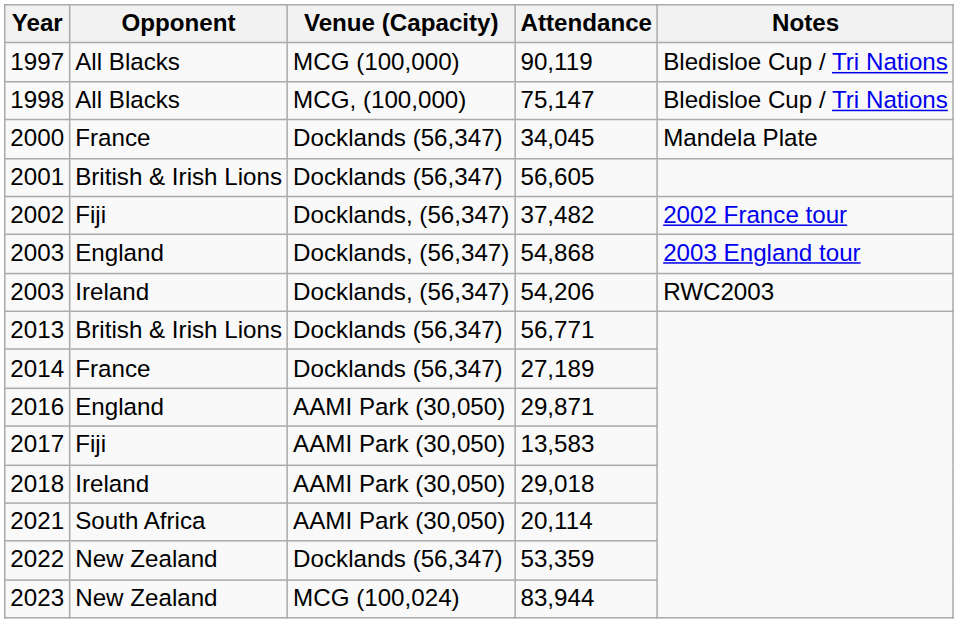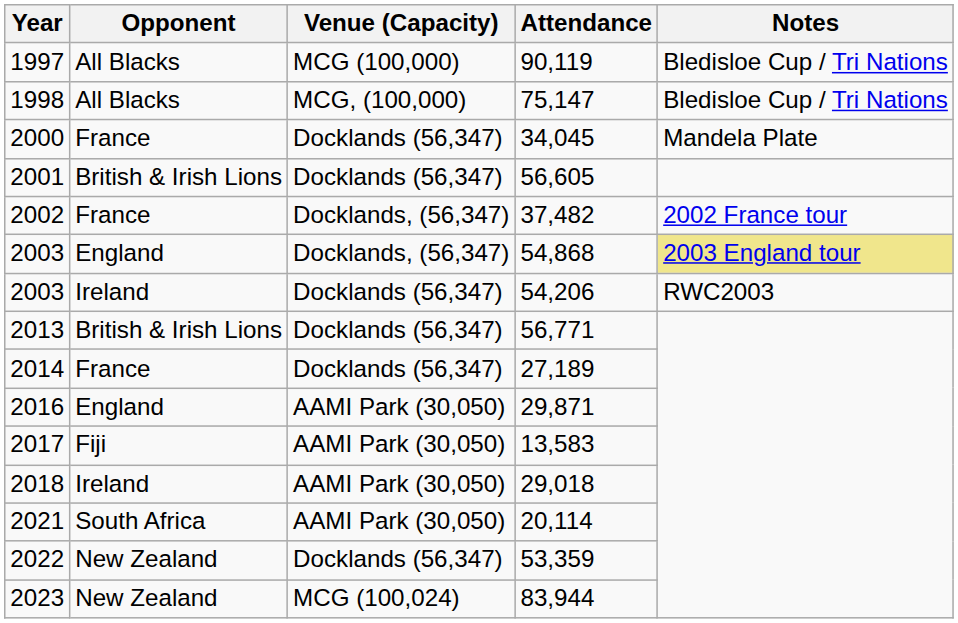(91, 215) Fiji -> (113, 215) France
(762, 253) no background -> (762, 253) khaki background
(401, 291) Docklands, (56,347) -> (398, 291) Docklands (56,347)
